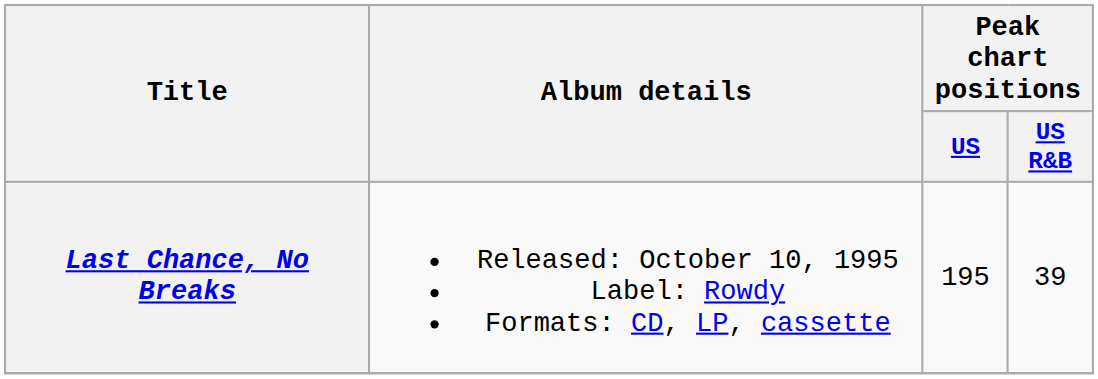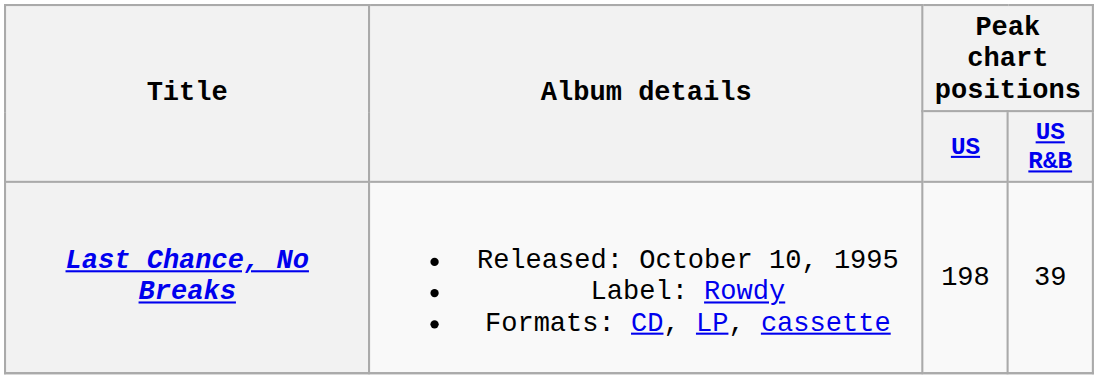(965, 277) 195 -> (965, 277) 198
